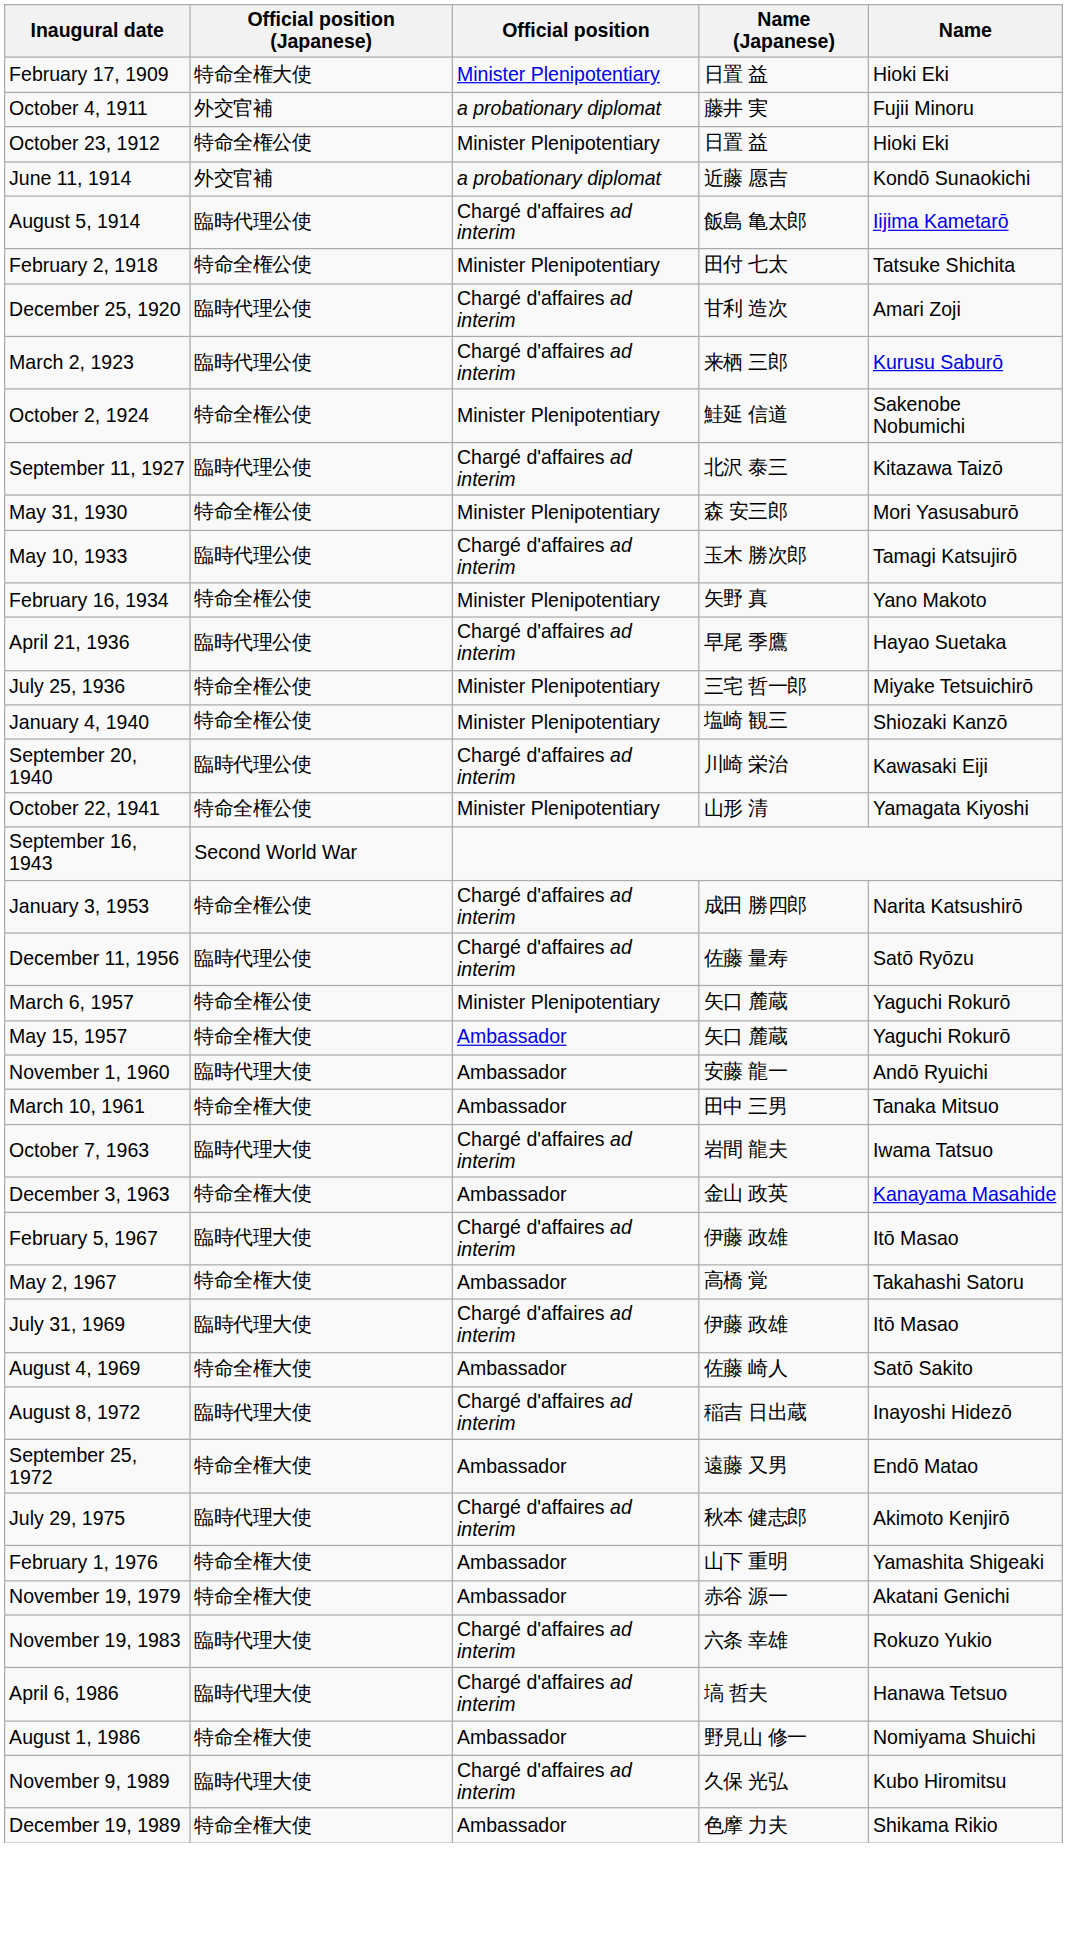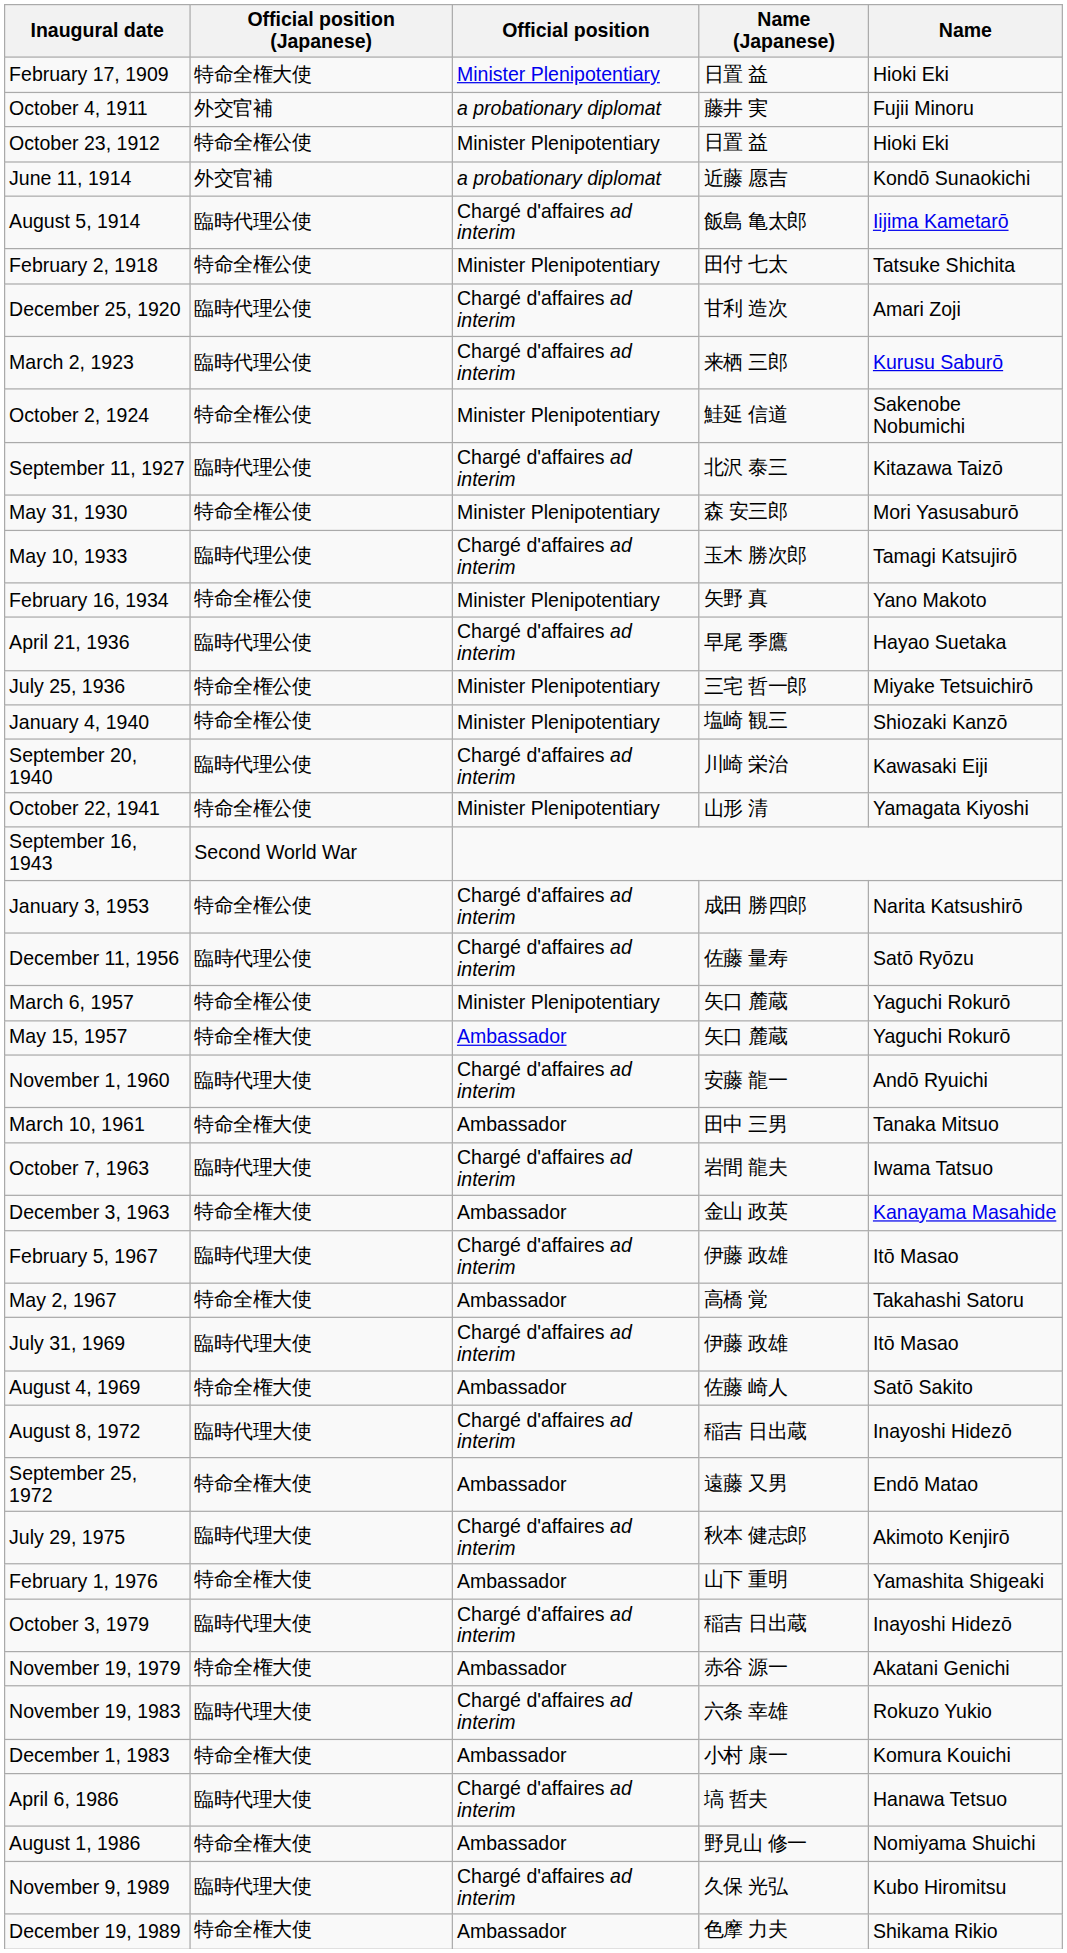(512, 1072) Ambassador -> (544, 1081) Chargé d'affaires ad interim
+ row: (79, 1624)
+ row: (89, 1756)
